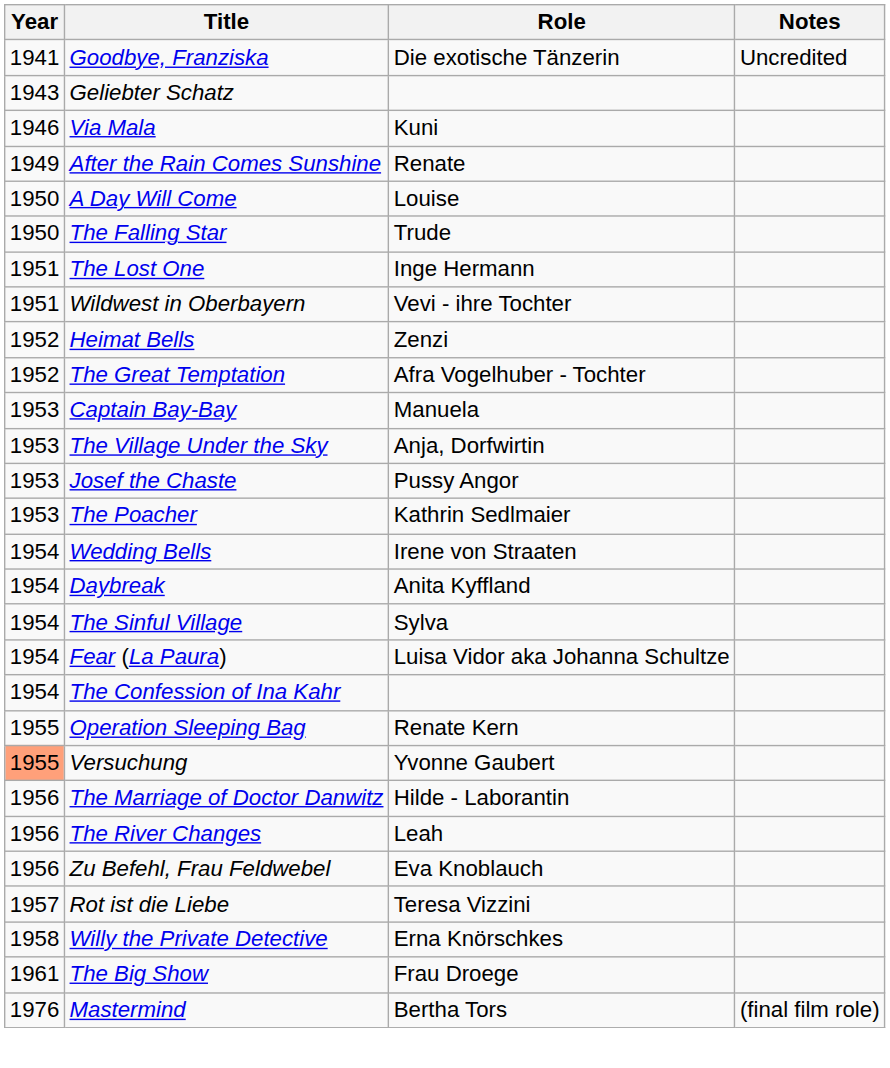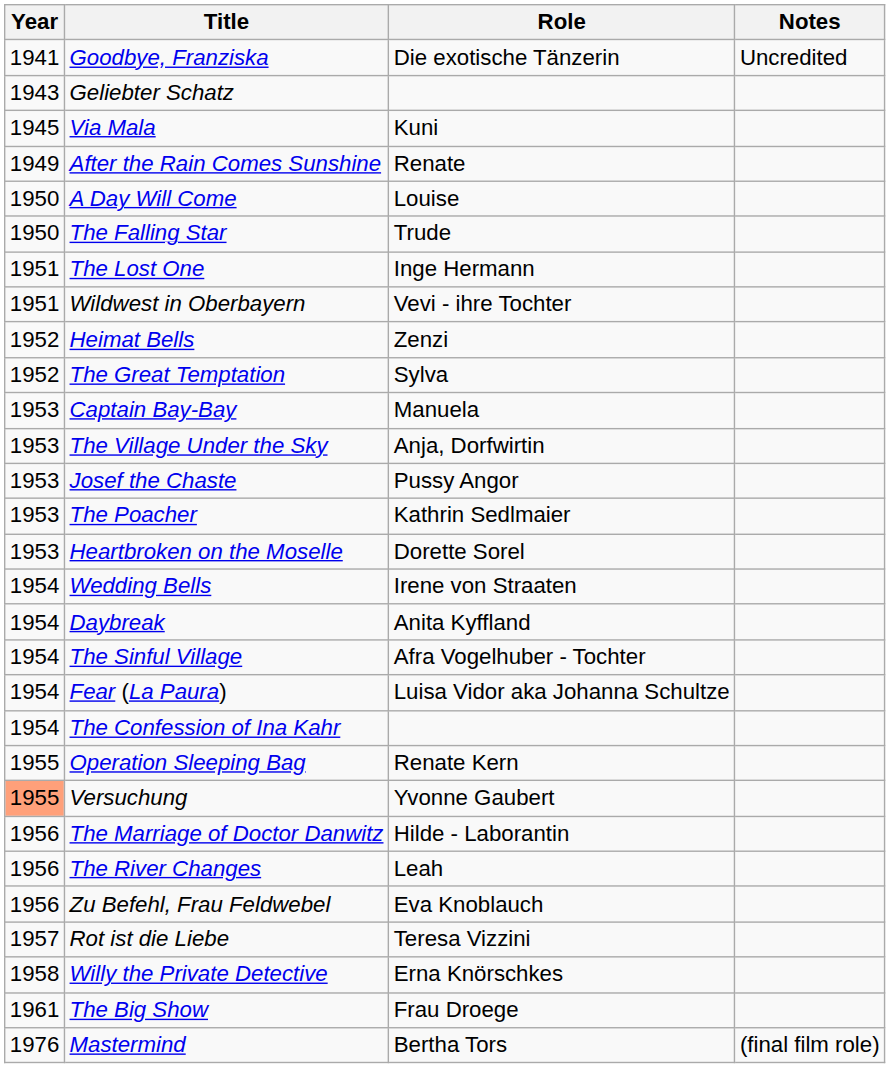(35, 127) 1946 -> (35, 127) 1945
(520, 374) Afra Vogelhuber - Tochter -> (421, 374) Sylva
+ row: (206, 551)
(421, 621) Sylva -> (520, 657) Afra Vogelhuber - Tochter
